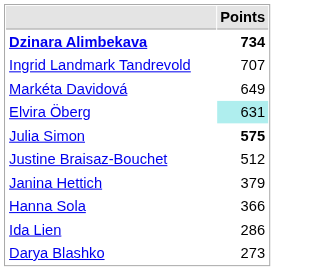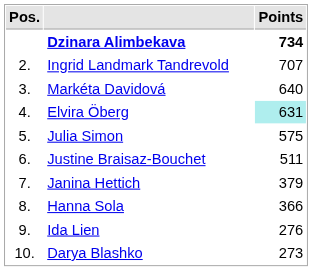+ column: (25, 17)
(253, 89) 649 -> (291, 89) 640
(253, 136) bold -> (291, 136) normal
(253, 159) 512 -> (292, 159) 511
(253, 229) 286 -> (291, 229) 276
